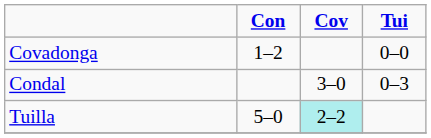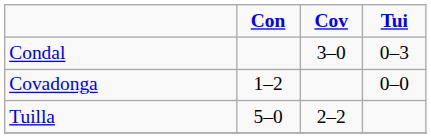rows swapped: (37, 85) <-> (53, 52)
(331, 117) paleturquoise background -> (331, 117) no background
